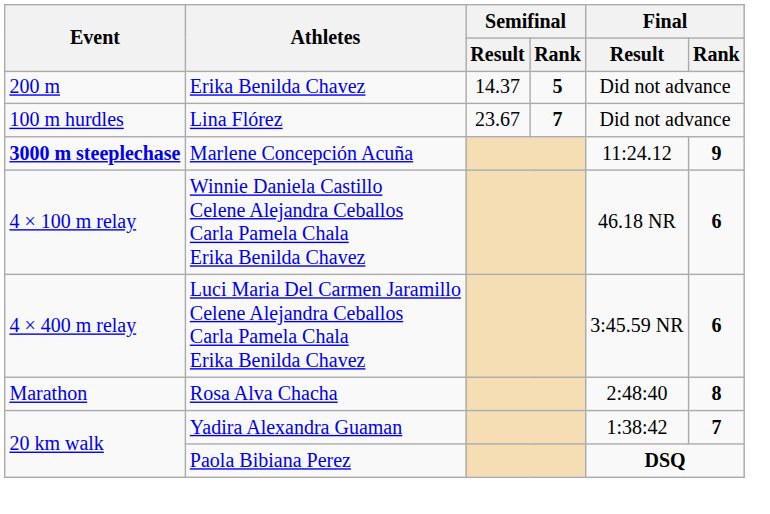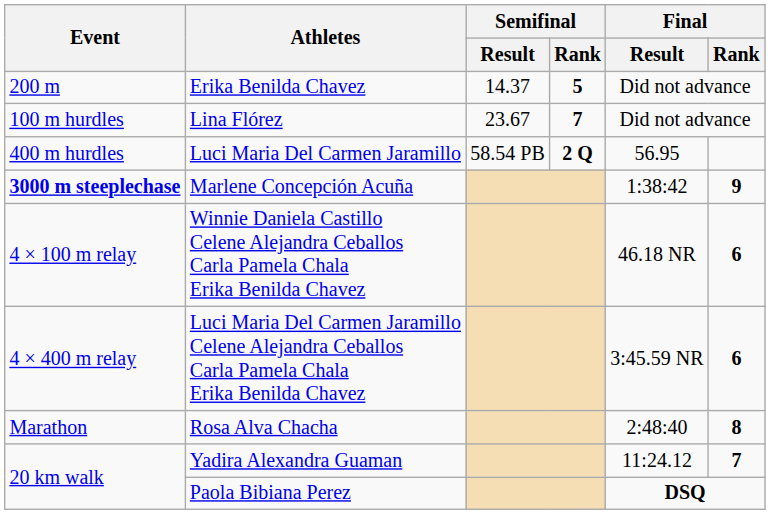+ row: (325, 153)
(637, 153) 11:24.12 -> (657, 186) 1:38:42
(637, 427) 1:38:42 -> (657, 460) 11:24.12
